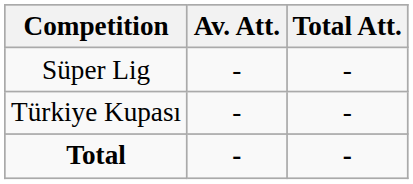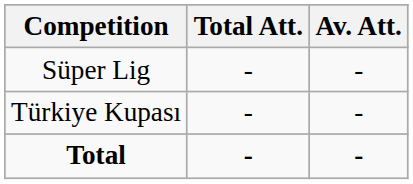columns swapped: (237, 26) <-> (347, 26)
